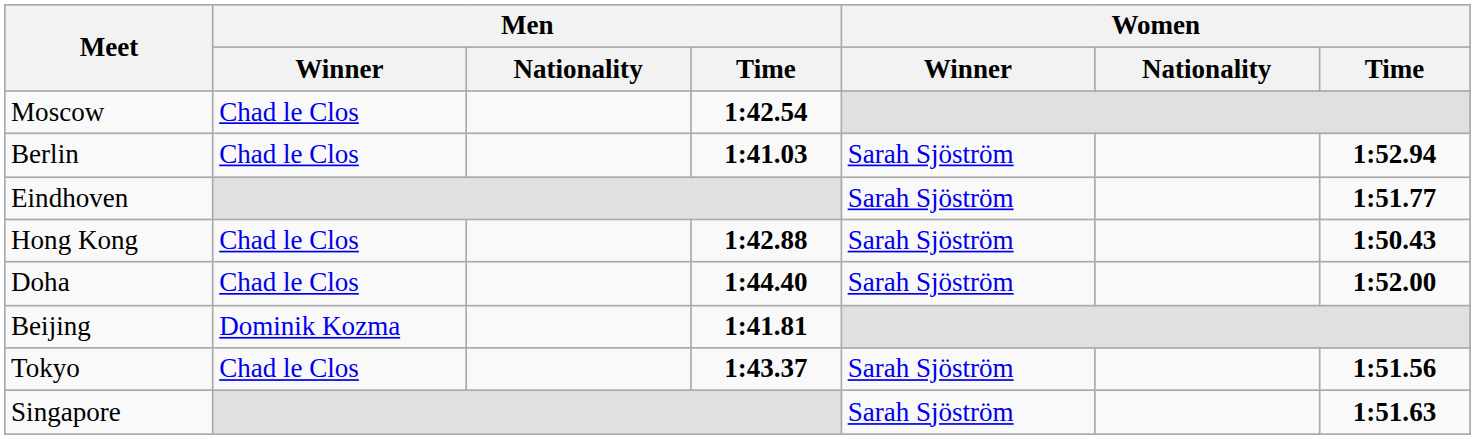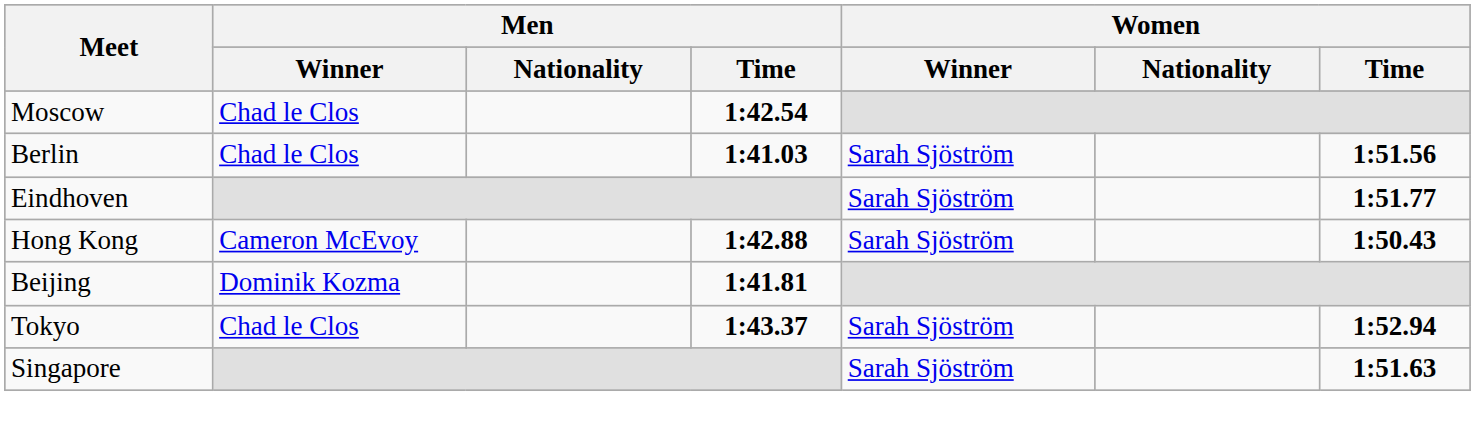(1394, 154) 1:52.94 -> (1394, 154) 1:51.56
(289, 240) Chad le Clos -> (319, 240) Cameron McEvoy
- row: (40, 283)
(1394, 369) 1:51.56 -> (1394, 326) 1:52.94
